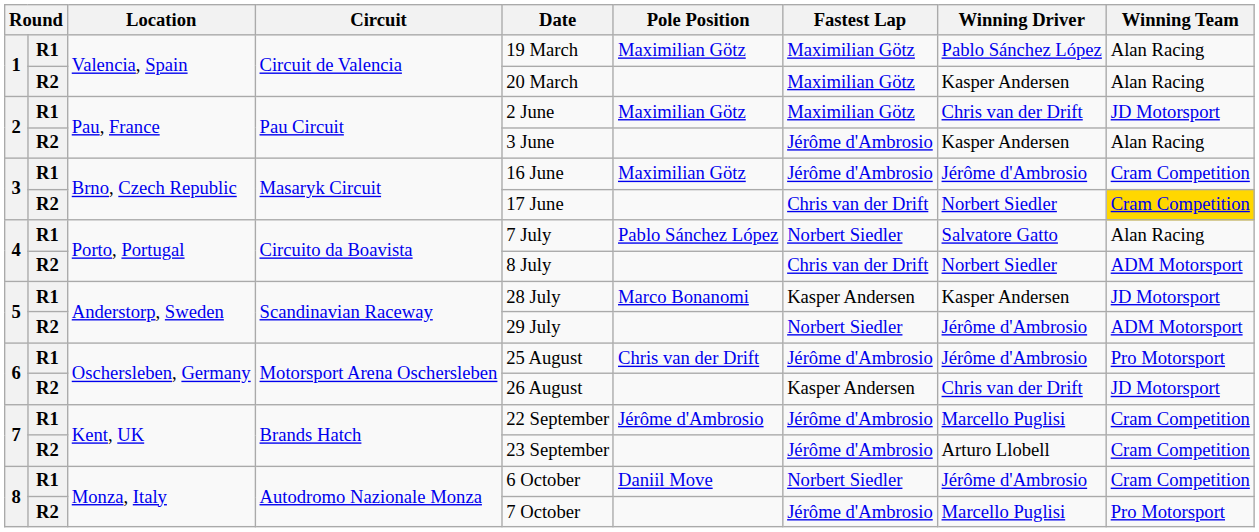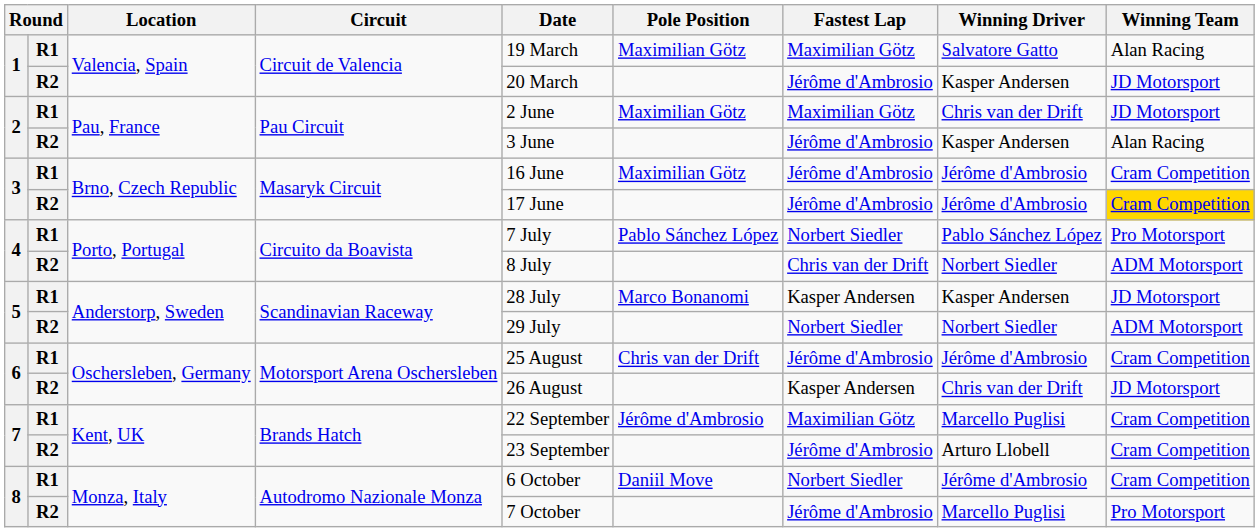(1022, 50) Pablo Sánchez López -> (1000, 50) Salvatore Gatto
(851, 80) Maximilian Götz -> (860, 80) Jérôme d'Ambrosio
(1157, 80) Alan Racing -> (1165, 80) JD Motorsport
(858, 203) Chris van der Drift -> (860, 203) Jérôme d'Ambrosio
(999, 203) Norbert Siedler -> (1014, 203) Jérôme d'Ambrosio
(1000, 234) Salvatore Gatto -> (1022, 234) Pablo Sánchez López
(1157, 234) Alan Racing -> (1168, 234) Pro Motorsport
(1014, 326) Jérôme d'Ambrosio -> (999, 326) Norbert Siedler
(1168, 357) Pro Motorsport -> (1180, 357) Cram Competition
(860, 419) Jérôme d'Ambrosio -> (851, 419) Maximilian Götz
